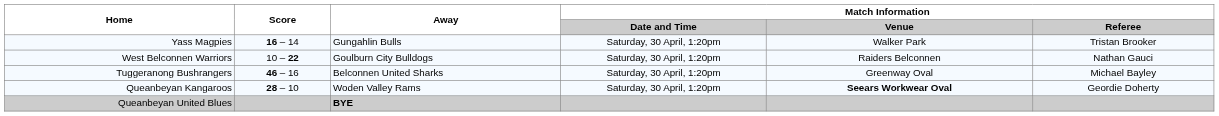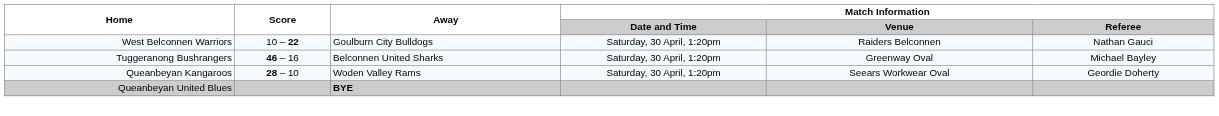- row: (202, 42)
(899, 88) bold -> (899, 73) normal
